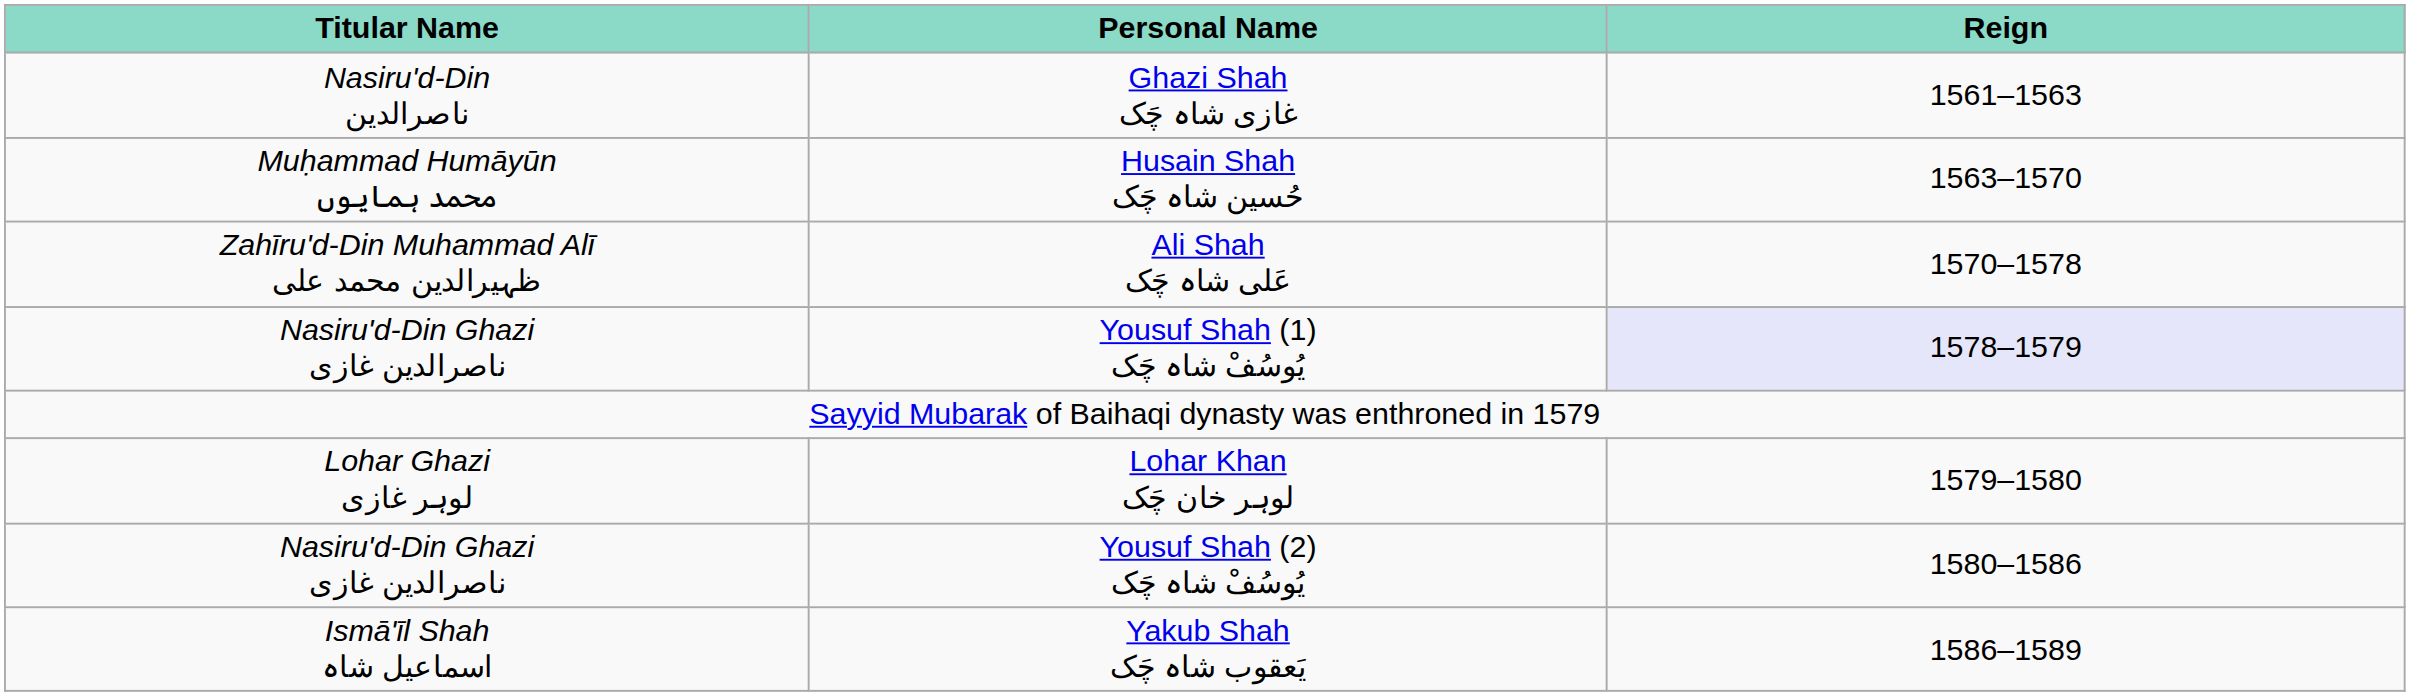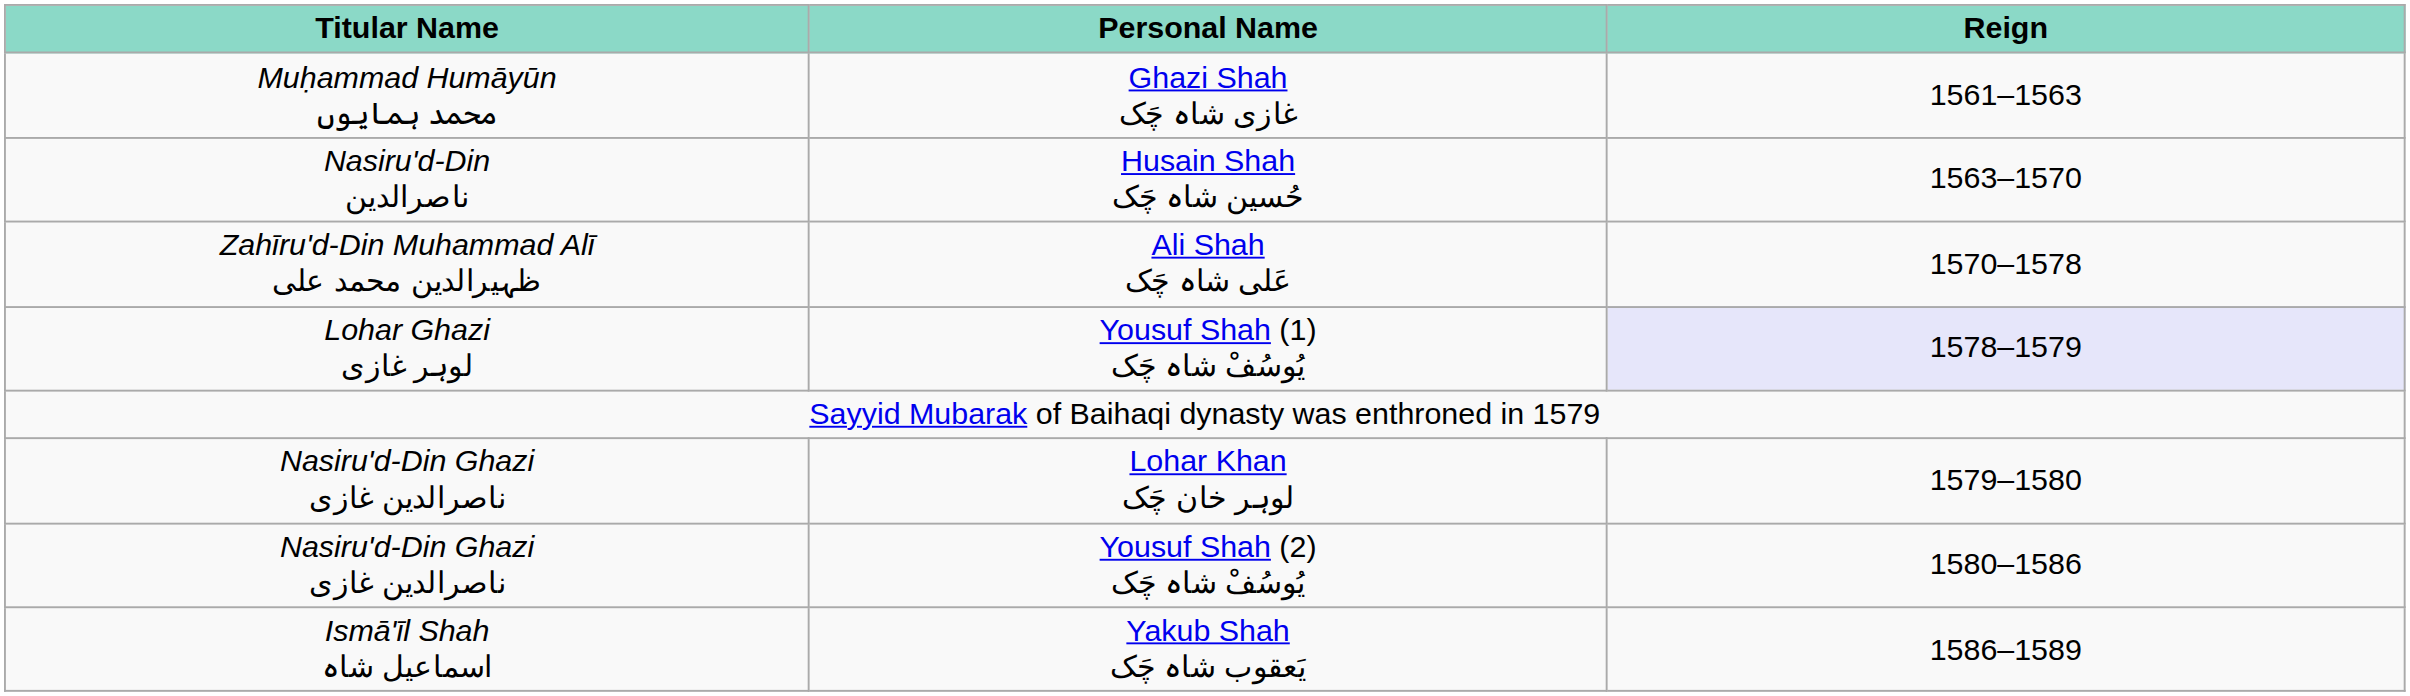(407, 94) Nasiru'd-Din ناصرالدین -> (407, 94) Muḥammad Humāyūn محمد ہمایوں
(407, 179) Muḥammad Humāyūn محمد ہمایوں -> (407, 179) Nasiru'd-Din ناصرالدین
(407, 347) Nasiru'd-Din Ghazi ناصرالدین غازی -> (407, 347) Lohar Ghazi لوہر غازی
(407, 480) Lohar Ghazi لوہر غازی -> (407, 480) Nasiru'd-Din Ghazi ناصرالدین غازی
